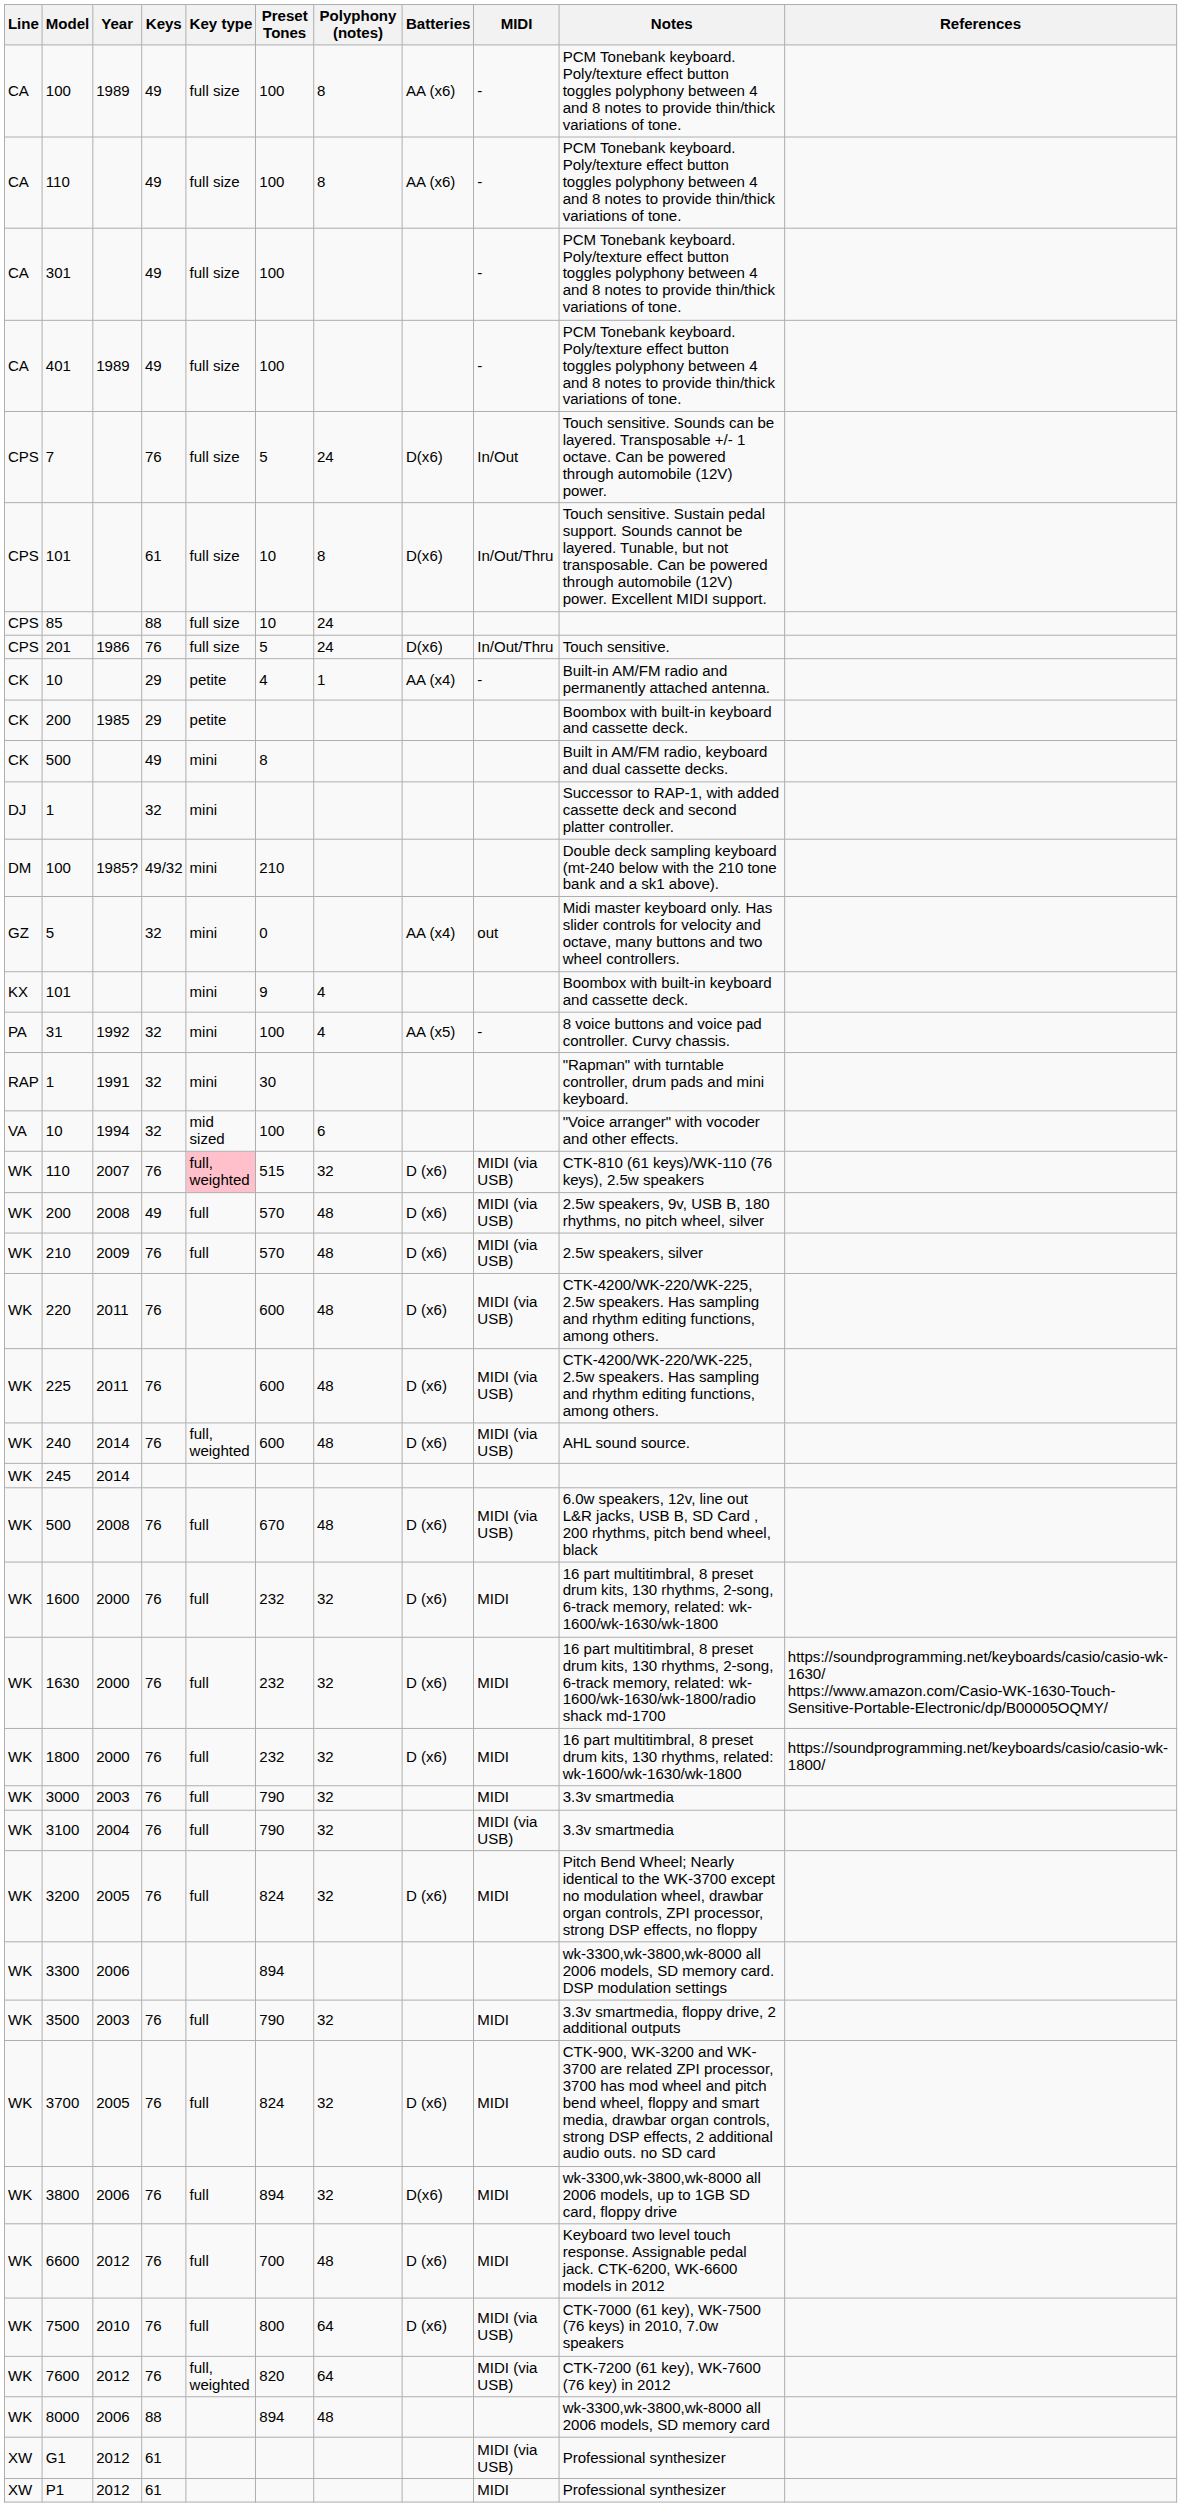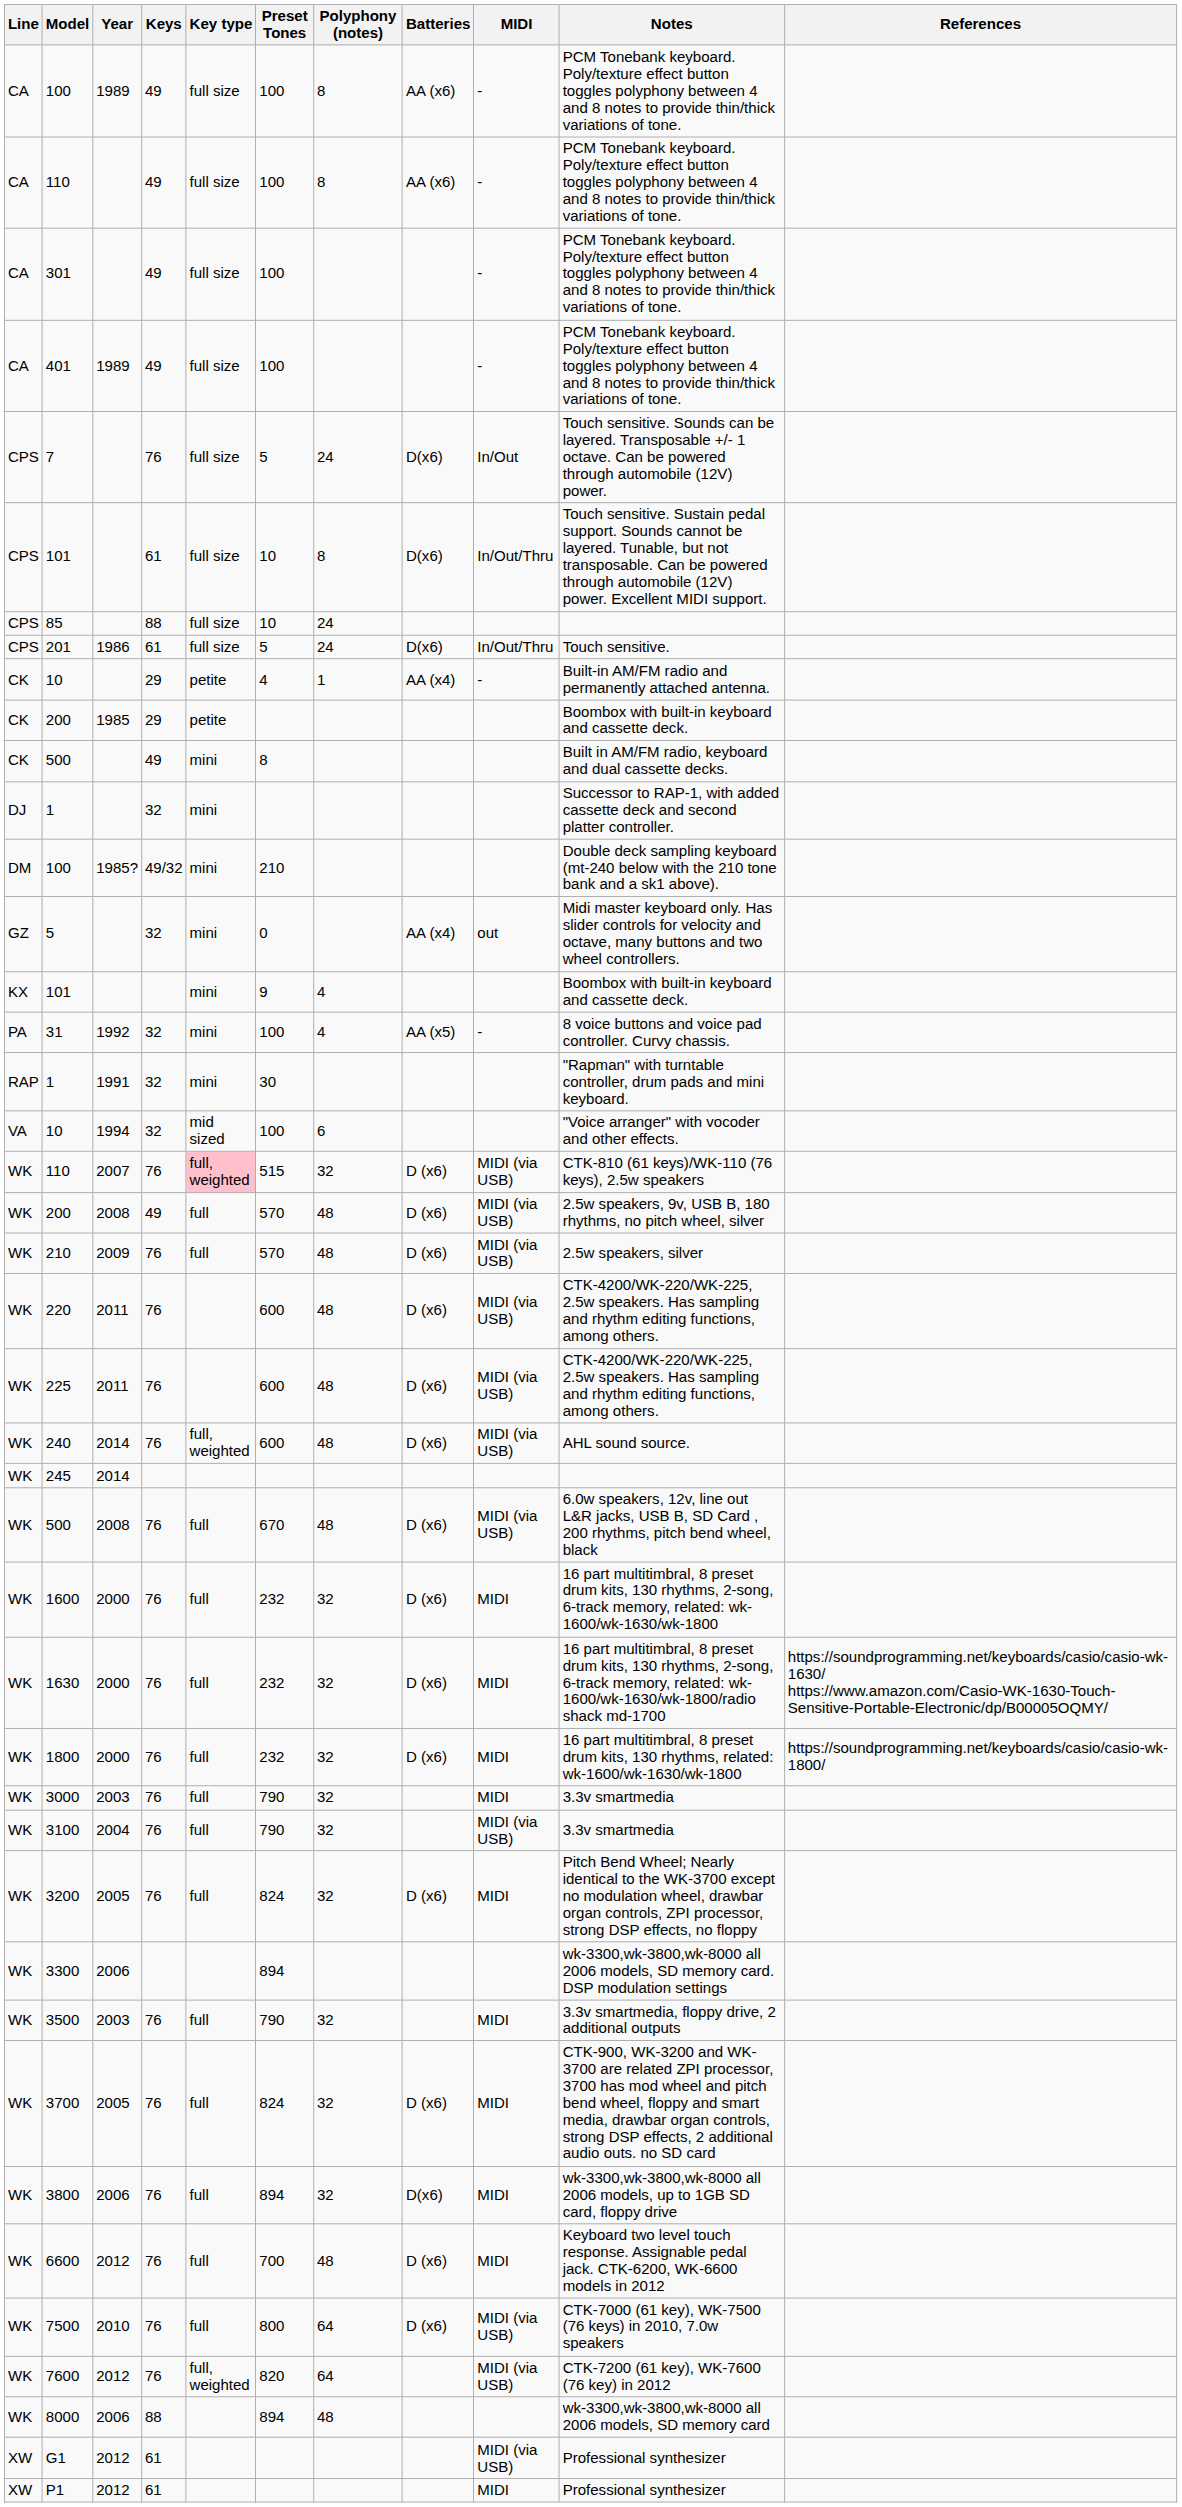(153, 647) 76 -> (153, 647) 61
